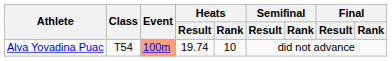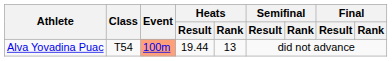(195, 48) 19.74 -> (195, 48) 19.44
(230, 48) 10 -> (230, 48) 13
